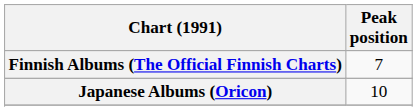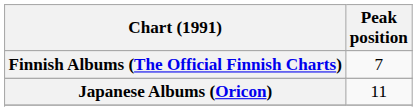(379, 91) 10 -> (379, 91) 11
